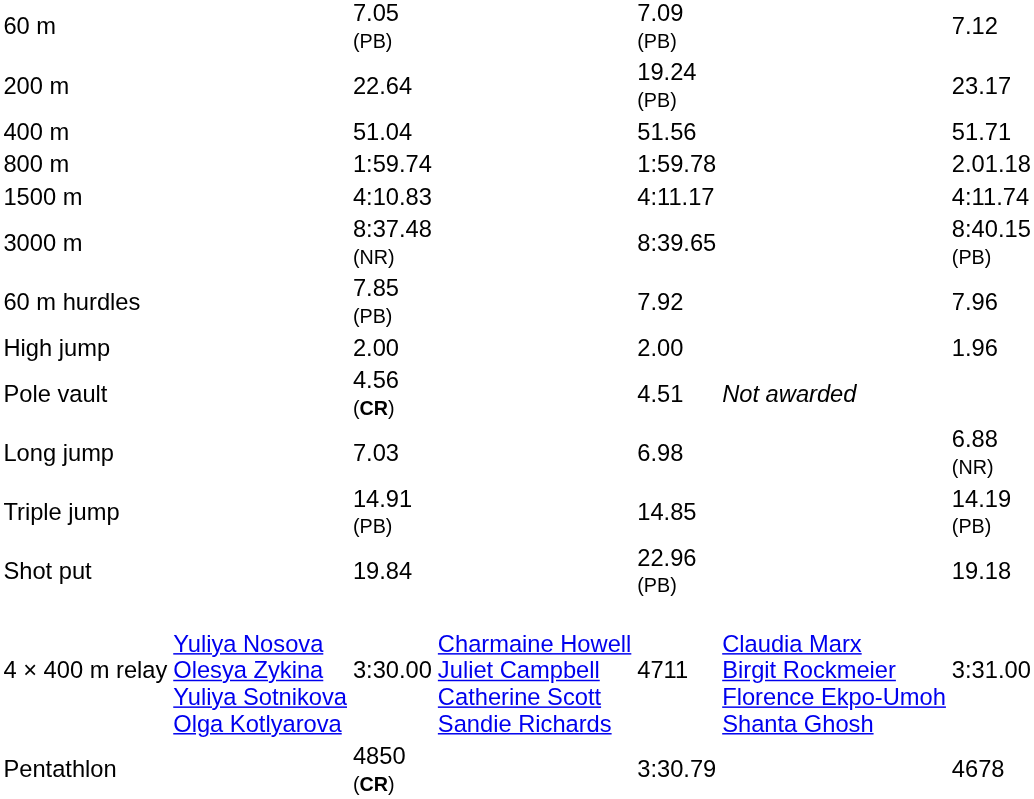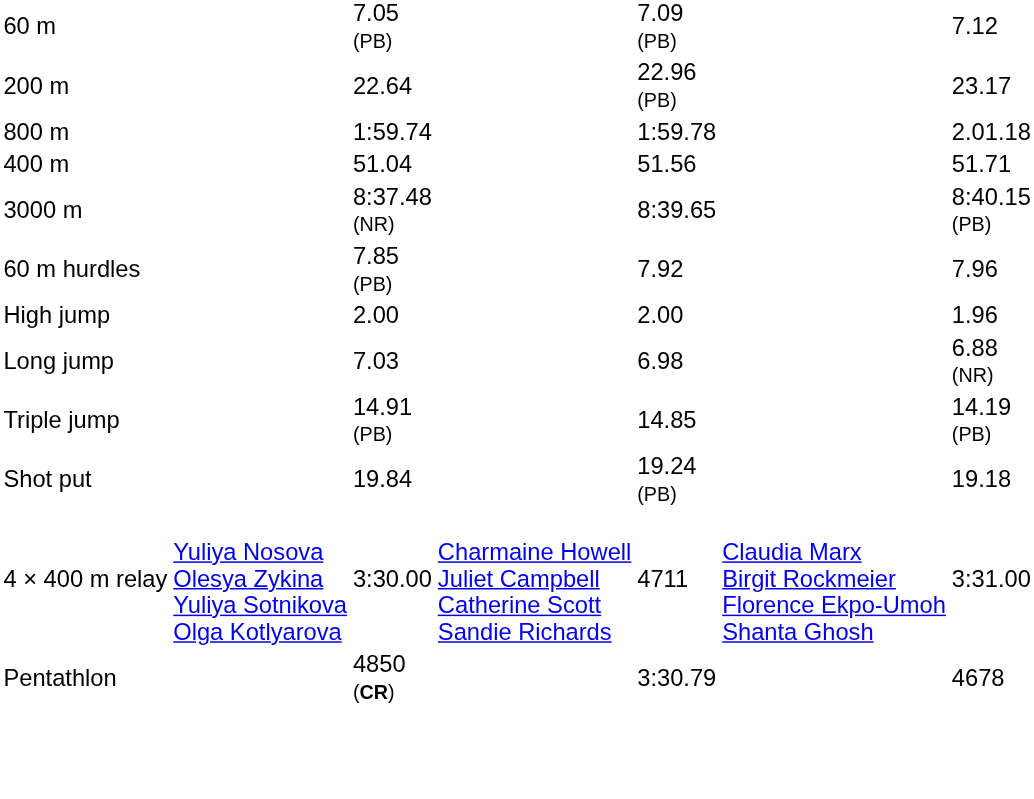(667, 86) 19.24 (PB) -> (667, 86) 22.96 (PB)
rows swapped: (36, 131) <-> (36, 164)
- row: (43, 197)
- row: (55, 393)
(667, 571) 22.96 (PB) -> (667, 479) 19.24 (PB)
